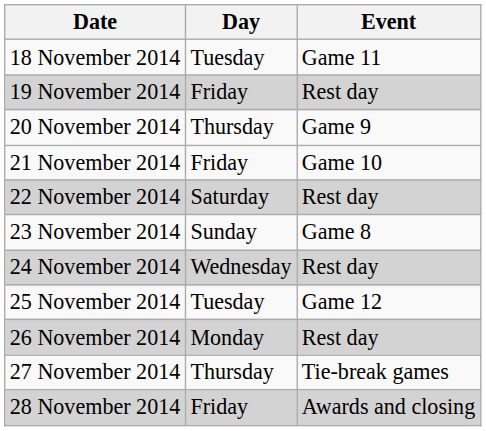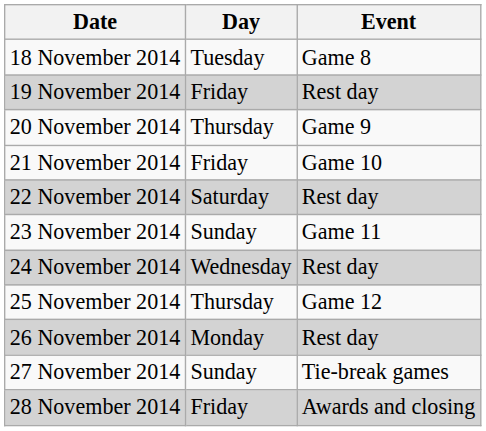(342, 57) Game 11 -> (336, 57) Game 8
(336, 232) Game 8 -> (342, 232) Game 11
(227, 302) Tuesday -> (232, 302) Thursday
(232, 372) Thursday -> (224, 372) Sunday
